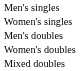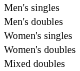rows swapped: (38, 21) <-> (33, 36)
